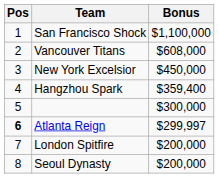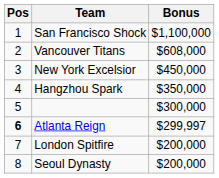(181, 88) $359,400 -> (181, 88) $350,000
